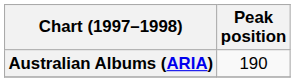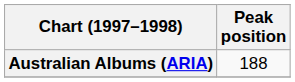(254, 63) 190 -> (254, 63) 188
